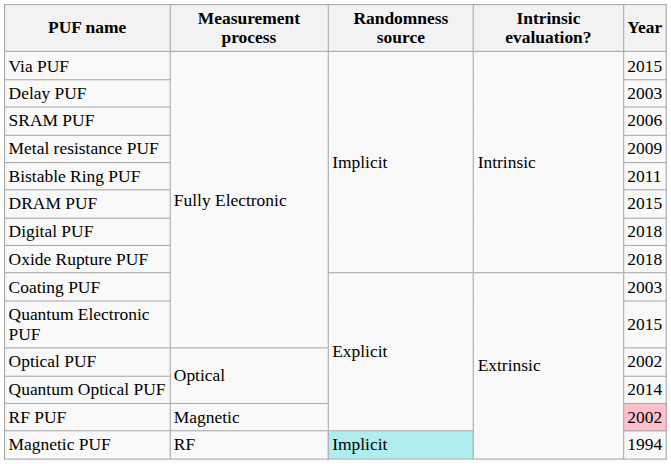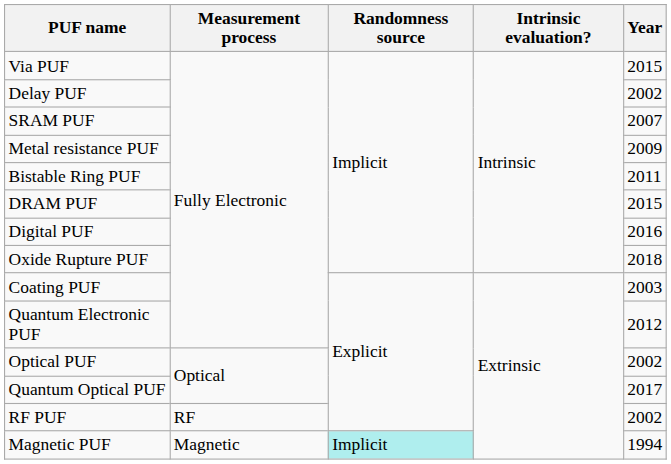(645, 93) 2003 -> (645, 93) 2002
(645, 120) 2006 -> (645, 120) 2007
(645, 231) 2018 -> (645, 231) 2016
(645, 324) 2015 -> (645, 324) 2012
(645, 389) 2014 -> (645, 389) 2017
(207, 417) Magnetic -> (184, 417) RF
(645, 417) pink background -> (645, 417) no background
(184, 444) RF -> (207, 444) Magnetic
